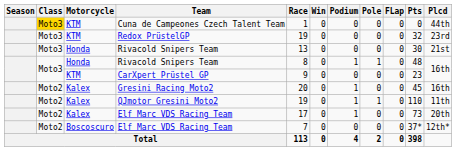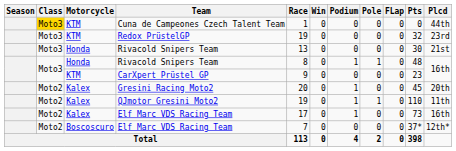(440, 88) 16th -> (440, 88) 20th
(440, 114) 20th -> (440, 114) 16th
